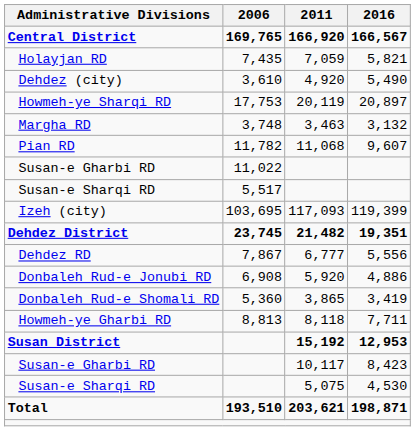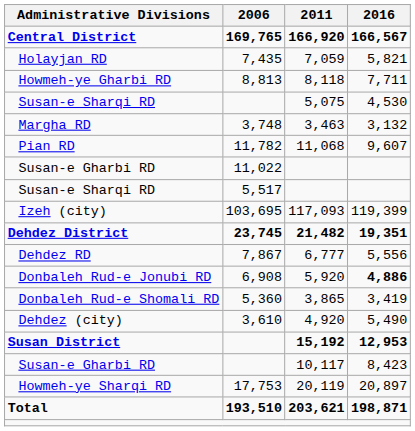rows swapped: (95, 321) <-> (71, 81)
rows swapped: (95, 103) <-> (87, 386)
(387, 277) normal -> (387, 277) bold
